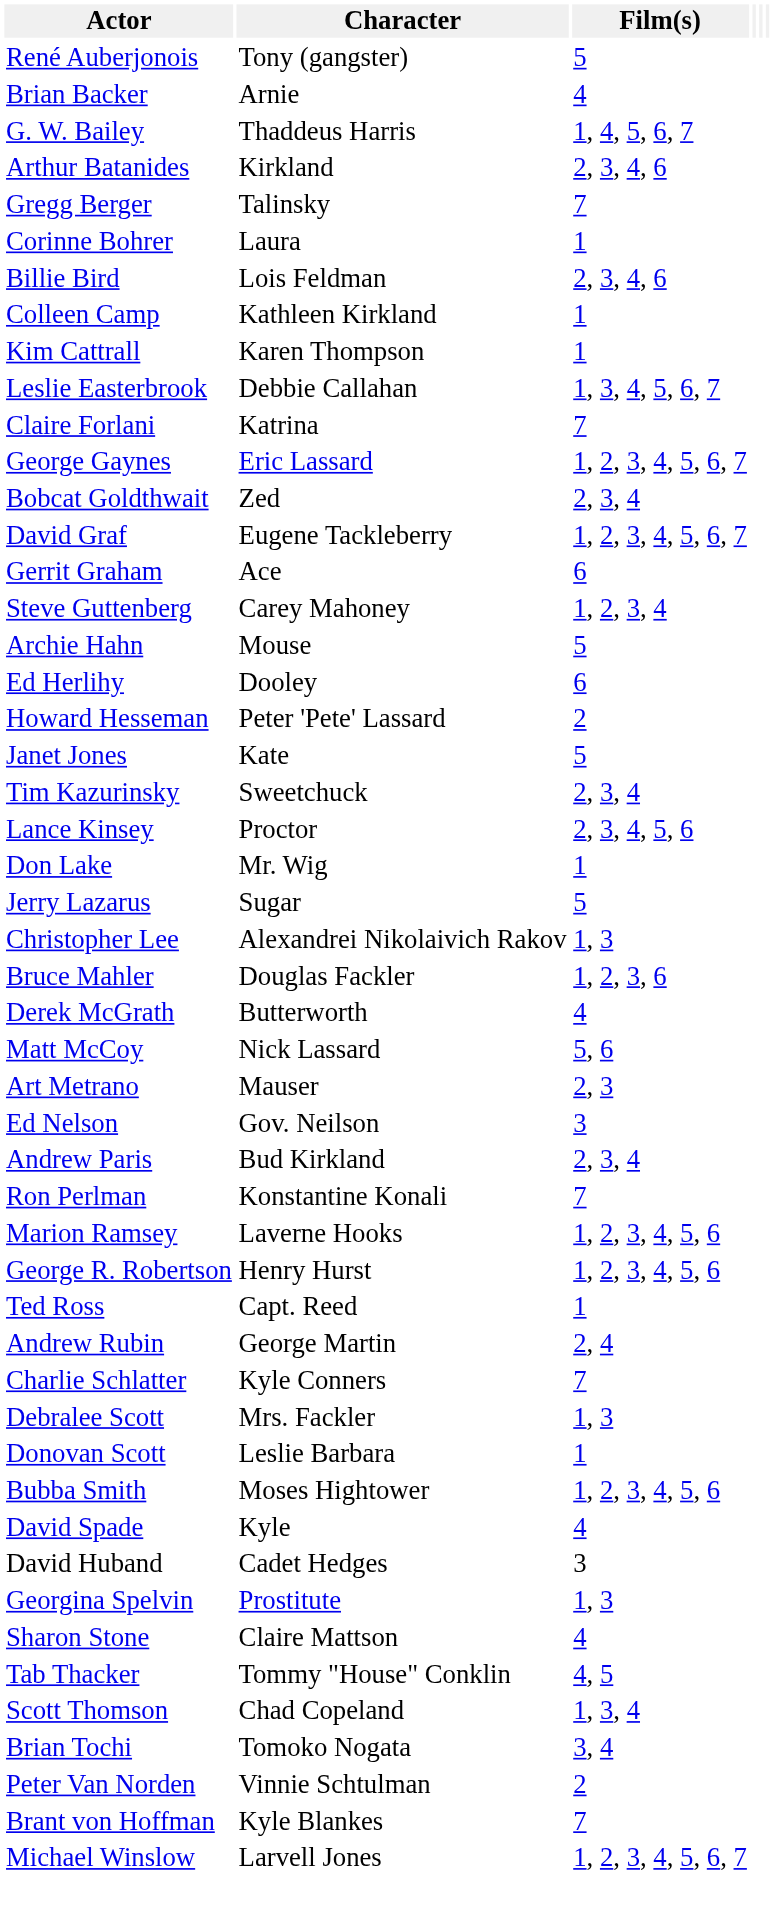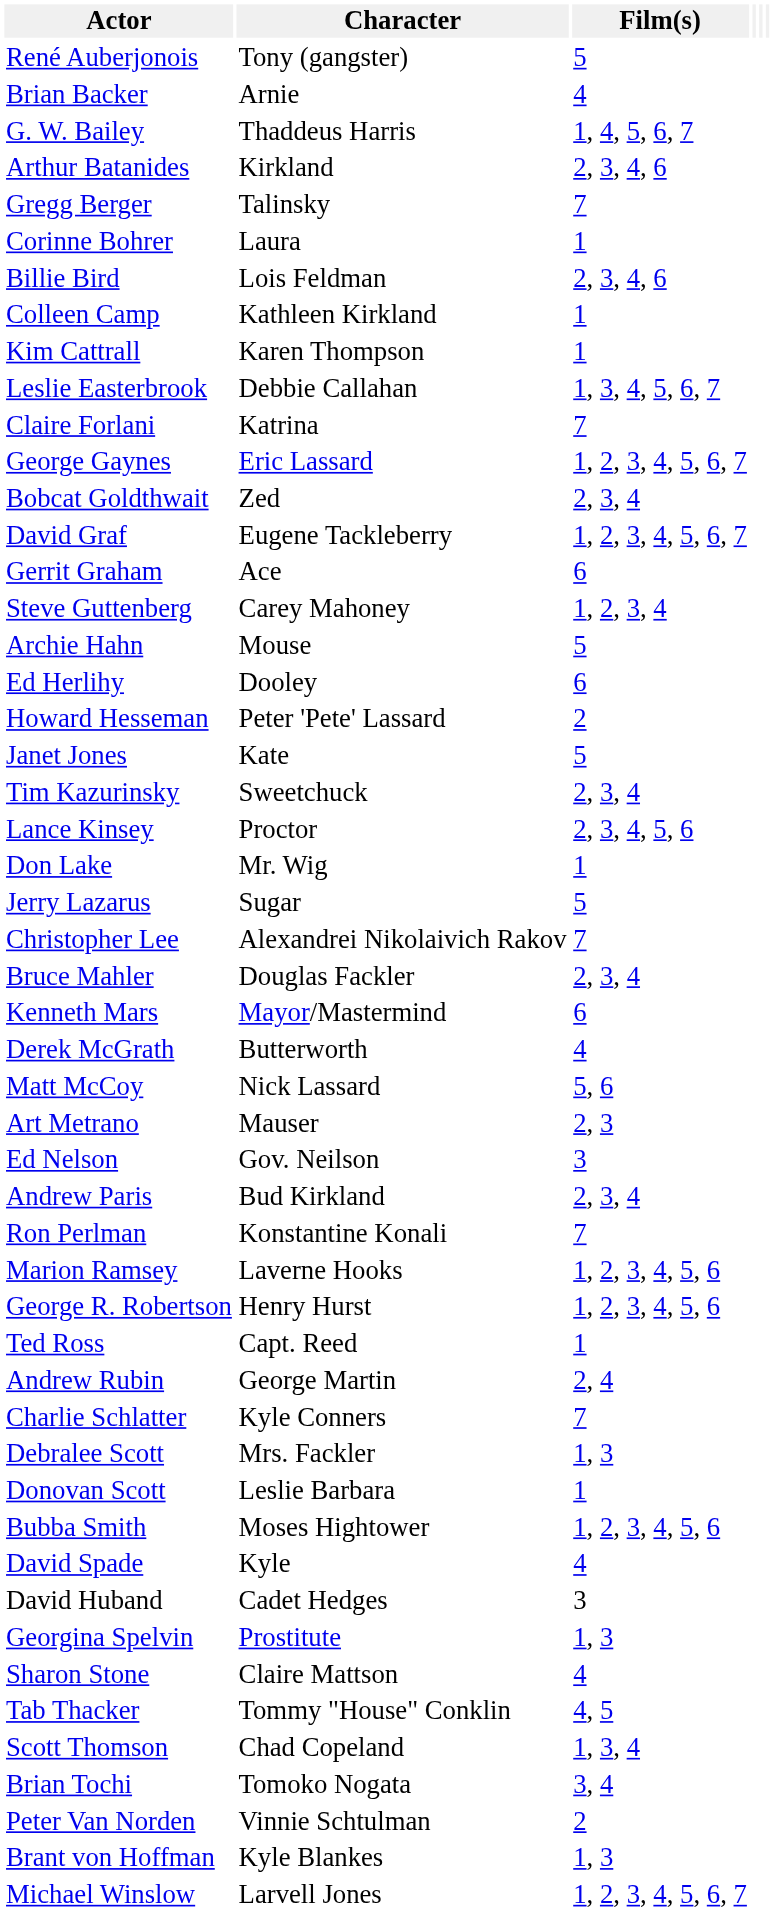(593, 939) 1, 3 -> (580, 939) 7
(620, 975) 1, 2, 3, 6 -> (607, 975) 2, 3, 4
+ row: (82, 1012)
(580, 1820) 7 -> (593, 1857) 1, 3
